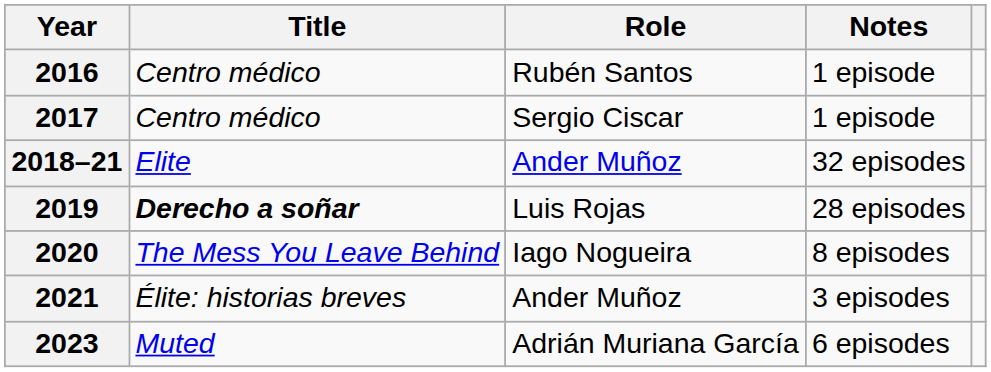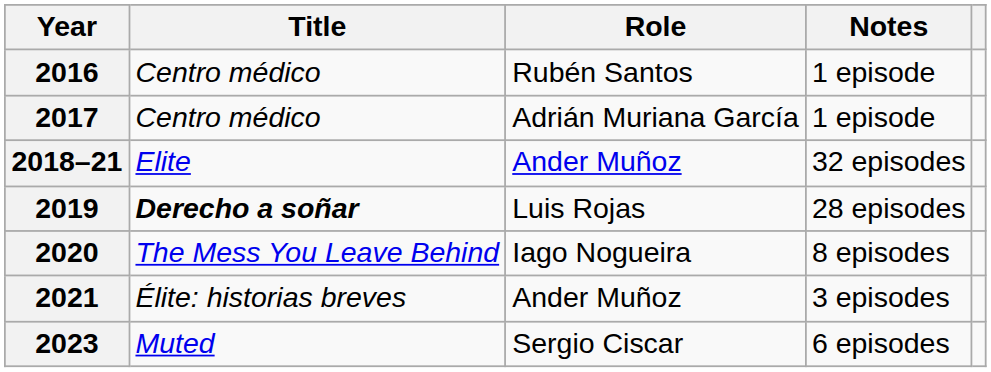(598, 117) Sergio Ciscar -> (656, 117) Adrián Muriana García
(656, 343) Adrián Muriana García -> (598, 343) Sergio Ciscar
